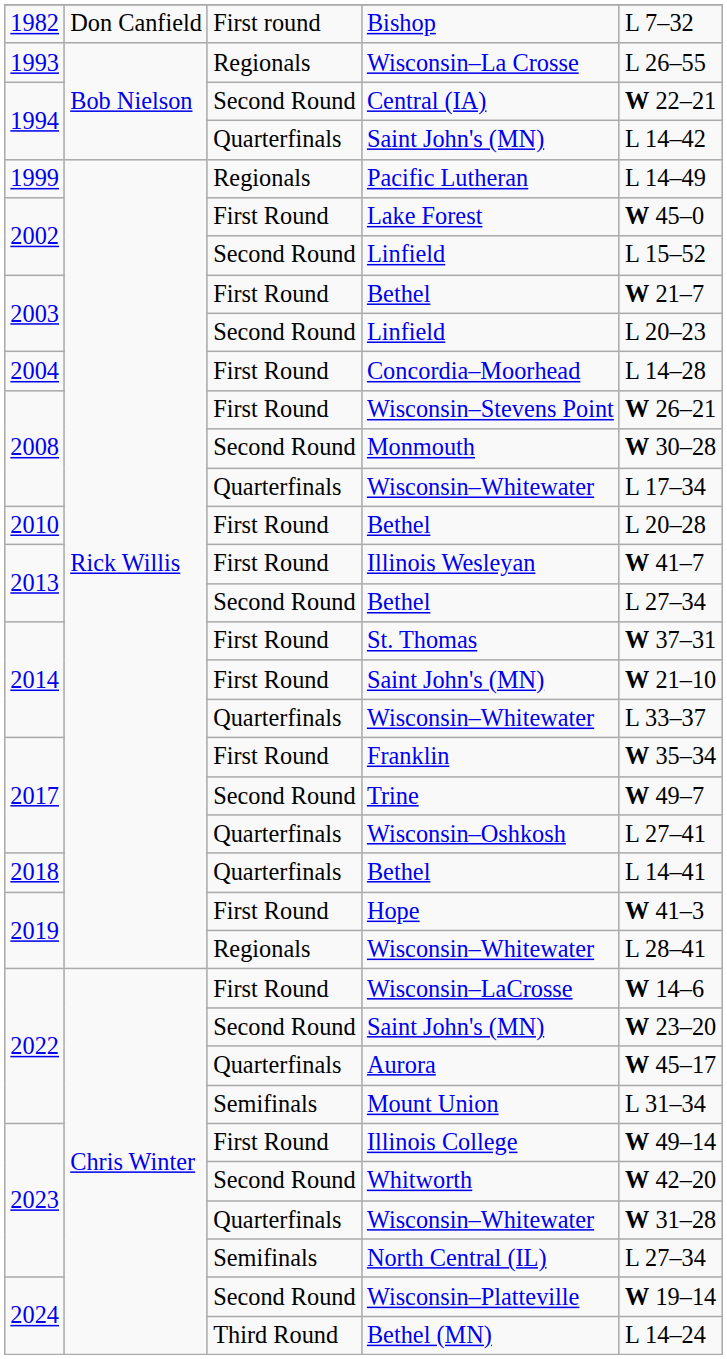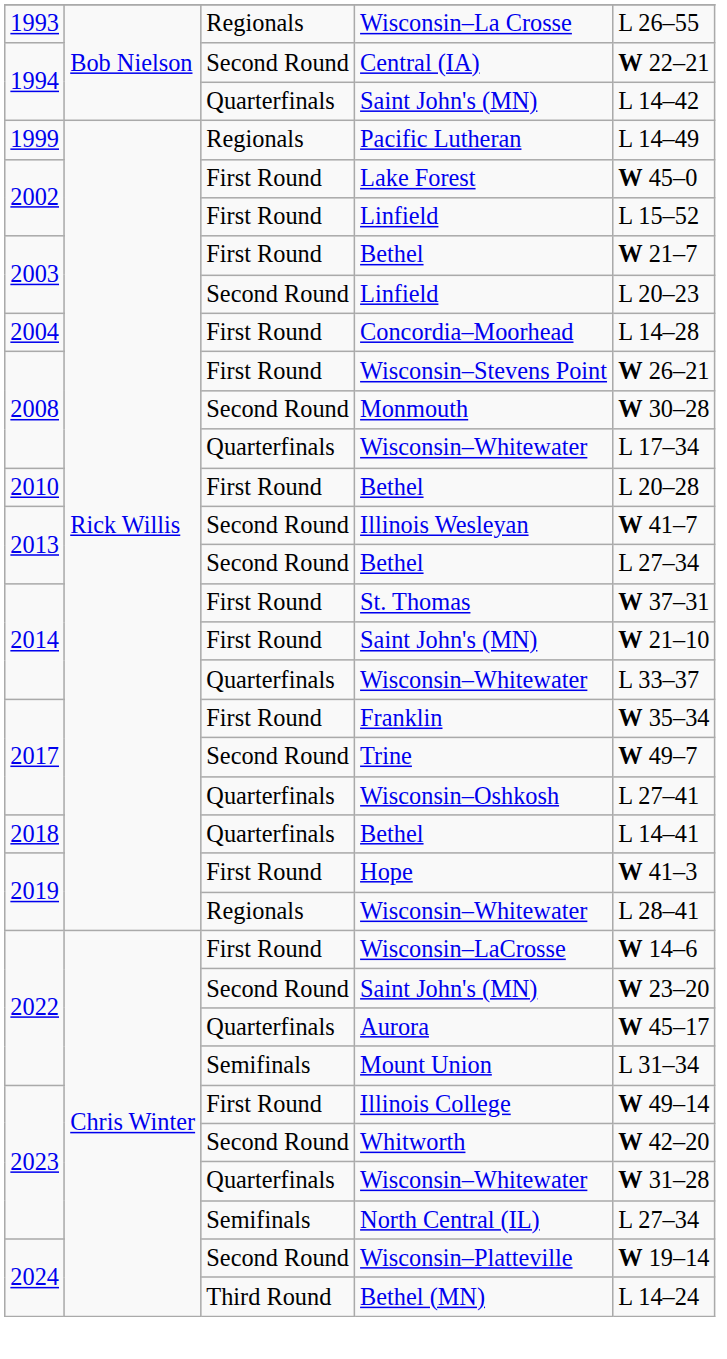- row: (35, 23)
(284, 255) Second Round -> (264, 216) First Round
(271, 563) First Round -> (278, 525) Second Round
